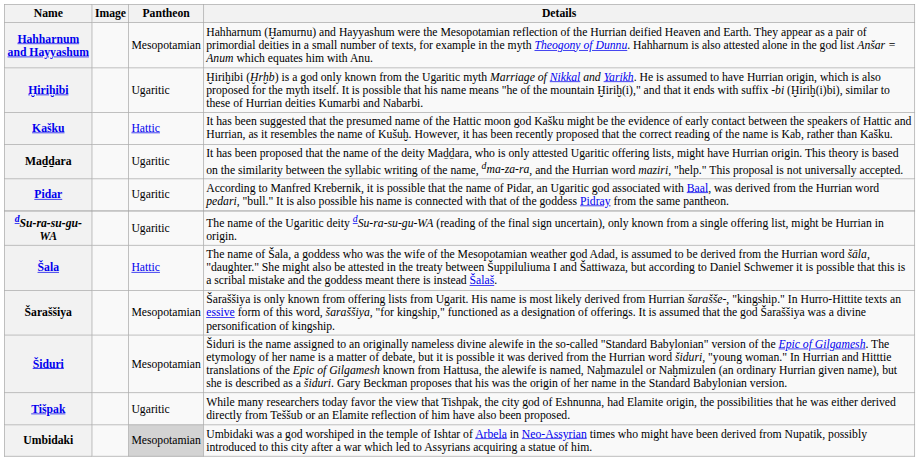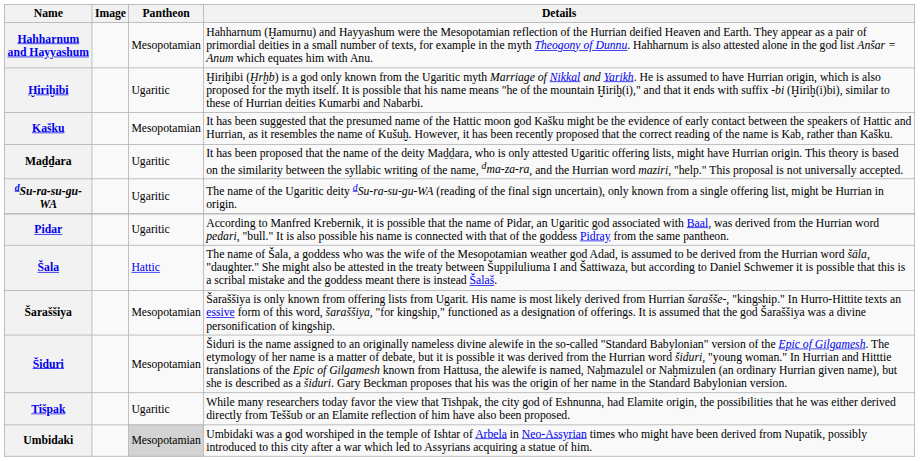(146, 128) Hattic -> (166, 128) Mesopotamian
rows swapped: (48, 194) <-> (48, 228)
